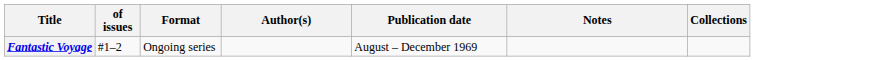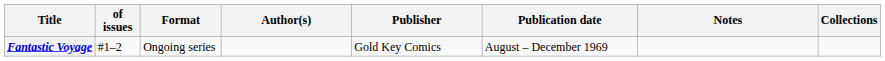+ column: (417, 20)
